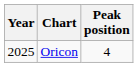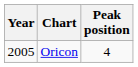(21, 51) 2025 -> (21, 51) 2005
